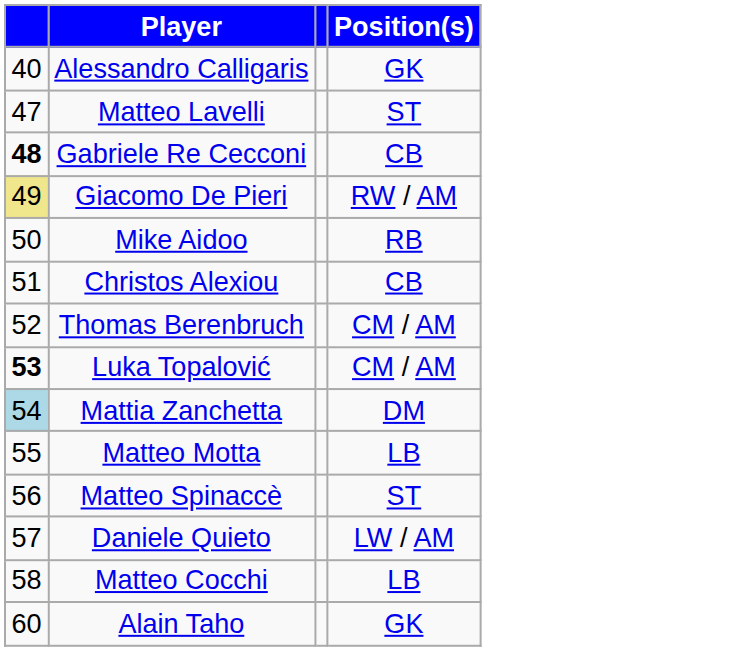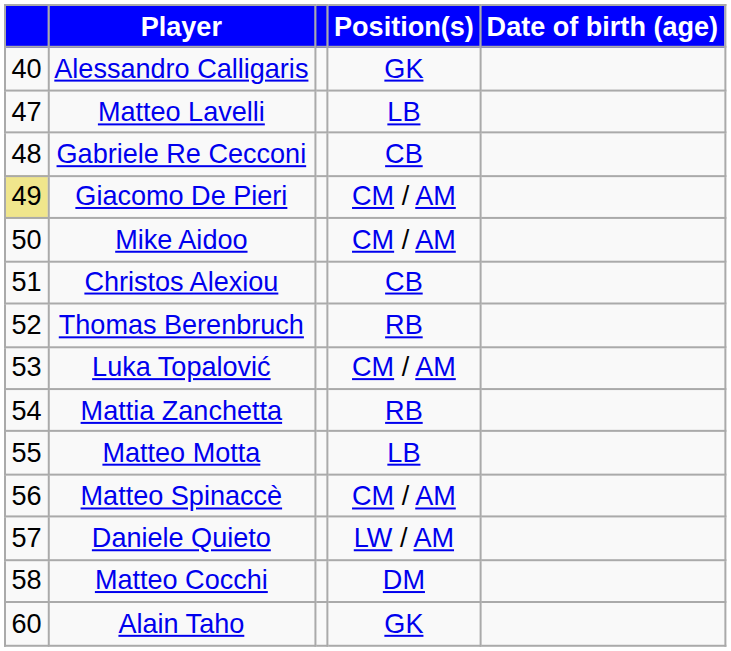+ column: (602, 26)
(404, 111) ST -> (404, 111) LB
(26, 154) bold -> (26, 154) normal
(404, 197) RW / AM -> (404, 197) CM / AM
(404, 239) RB -> (404, 239) CM / AM
(404, 325) CM / AM -> (404, 325) RB
(26, 367) bold -> (26, 367) normal
(26, 410) lightblue background -> (26, 410) no background
(404, 410) DM -> (404, 410) RB
(404, 495) ST -> (404, 495) CM / AM
(404, 581) LB -> (404, 581) DM
